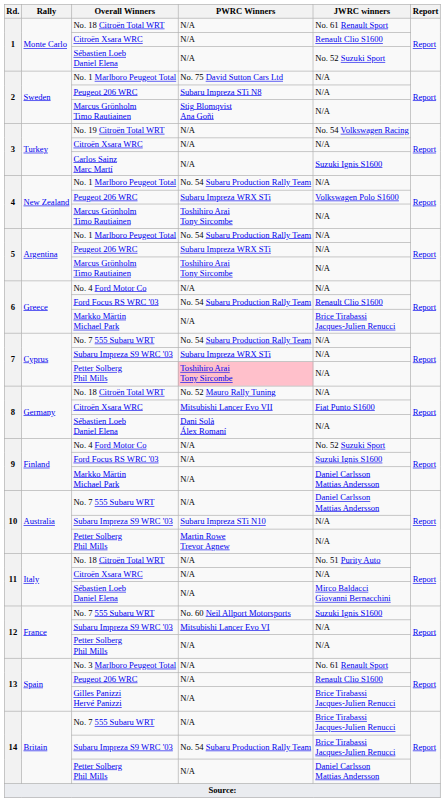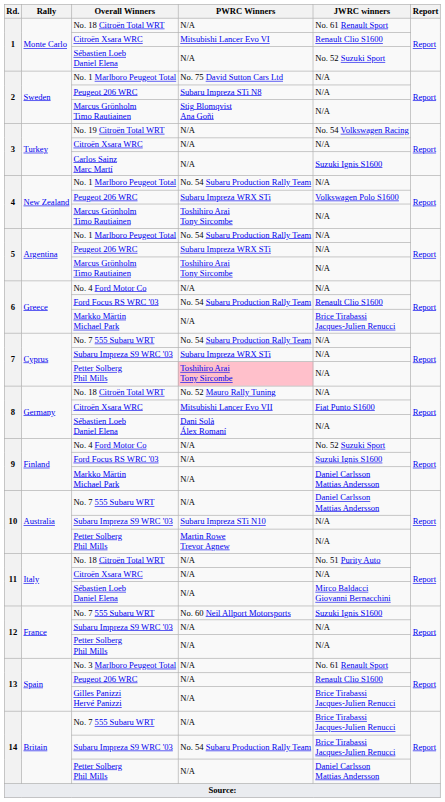(188, 39) N/A -> (225, 39) Mitsubishi Lancer Evo VI
(225, 626) Mitsubishi Lancer Evo VI -> (188, 626) N/A
